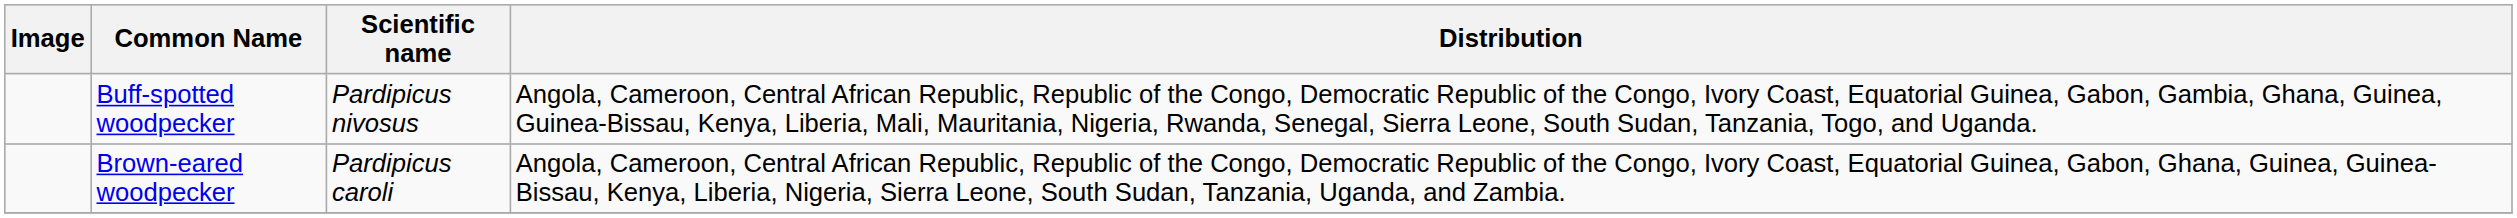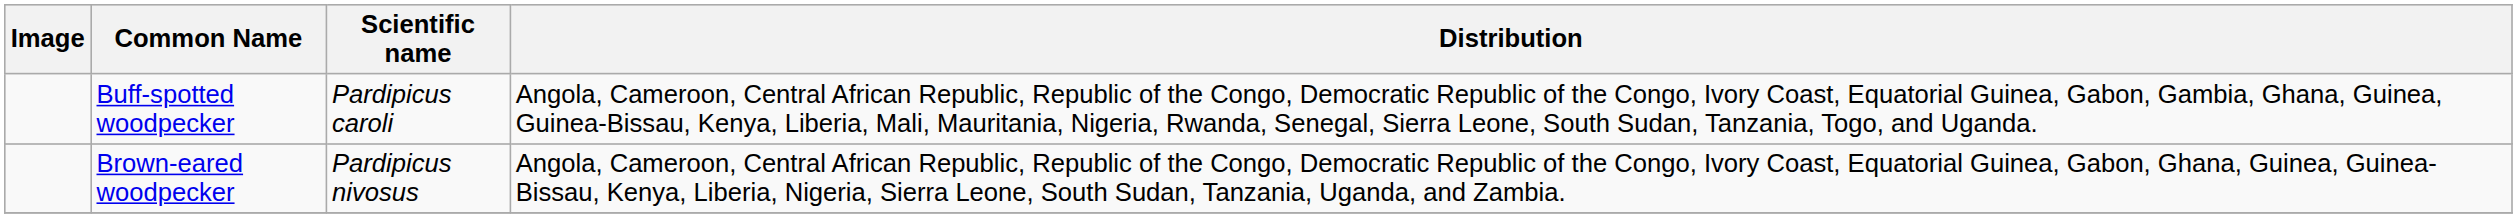(392, 108) Pardipicus nivosus -> (392, 108) Pardipicus caroli
(392, 178) Pardipicus caroli -> (392, 178) Pardipicus nivosus
